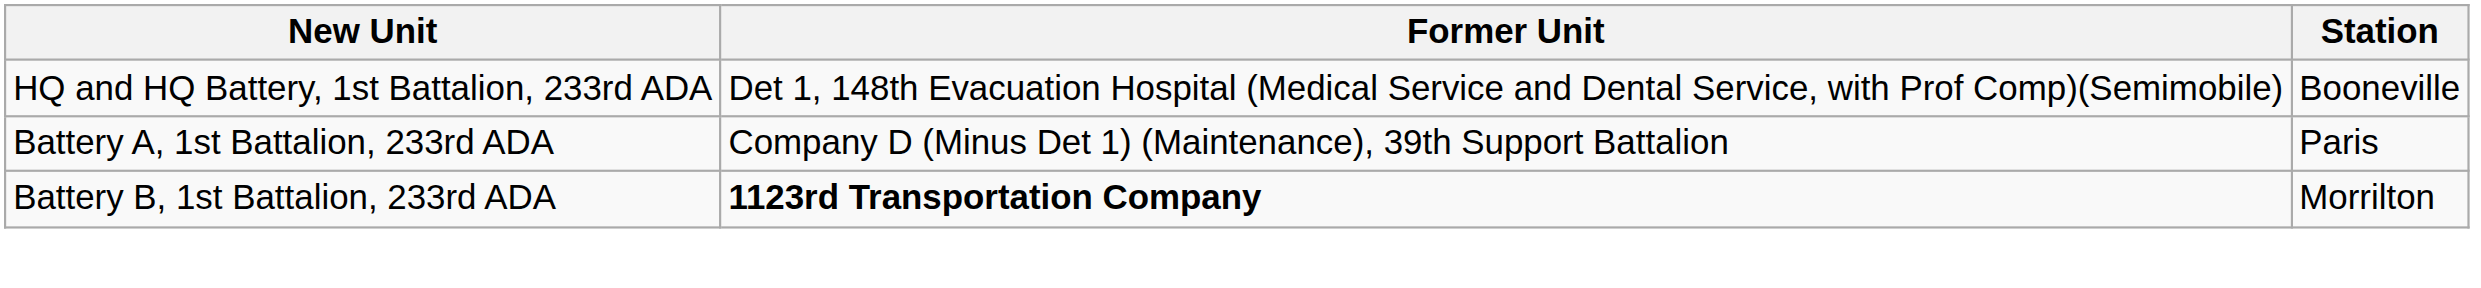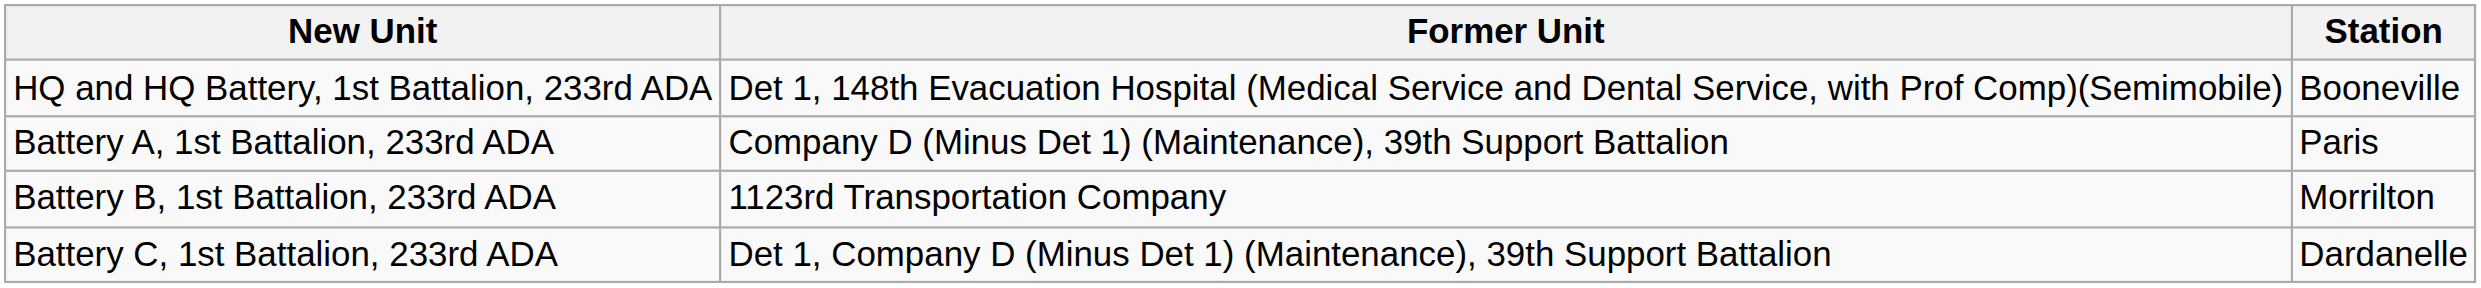(995, 198) bold -> (977, 198) normal
+ row: (286, 253)
